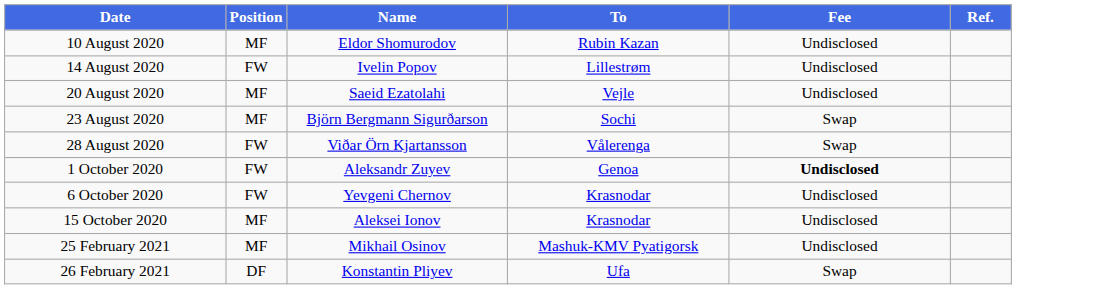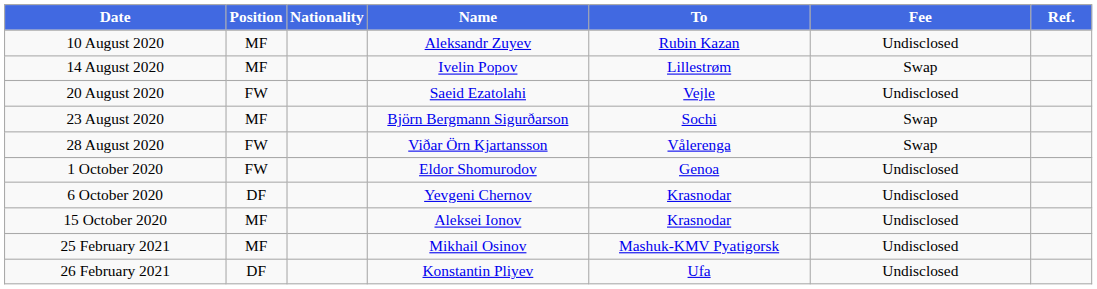+ column: (327, 17)
(397, 43) Eldor Shomurodov -> (478, 43) Aleksandr Zuyev
(256, 68) FW -> (256, 68) MF
(840, 68) Undisclosed -> (920, 68) Swap
(256, 93) MF -> (256, 93) FW
(397, 170) Aleksandr Zuyev -> (478, 170) Eldor Shomurodov
(840, 170) bold -> (920, 170) normal
(256, 195) FW -> (256, 195) DF
(840, 271) Swap -> (920, 271) Undisclosed
